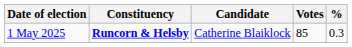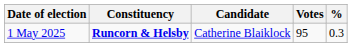(302, 33) 85 -> (302, 33) 95
